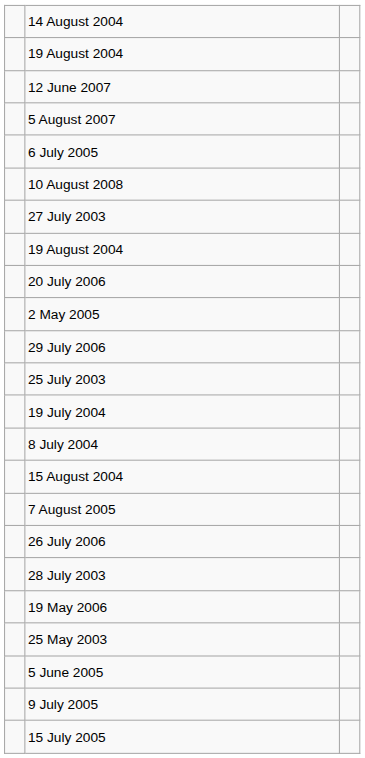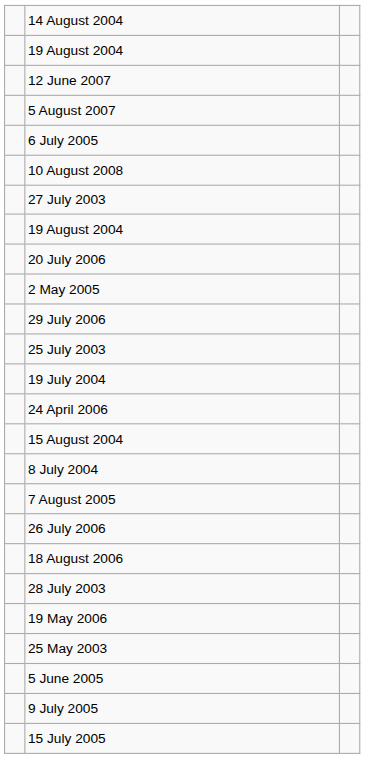+ row: (15, 409)
rows swapped: (15, 444) <-> (15, 477)
+ row: (15, 559)
